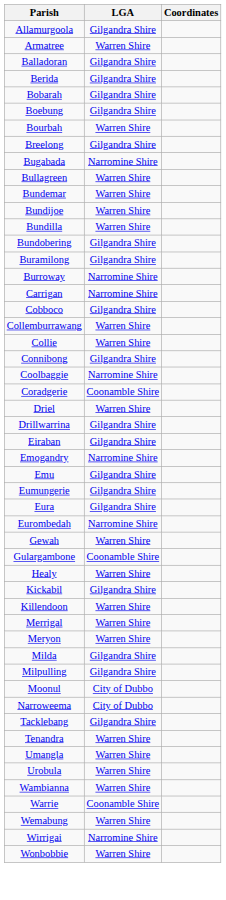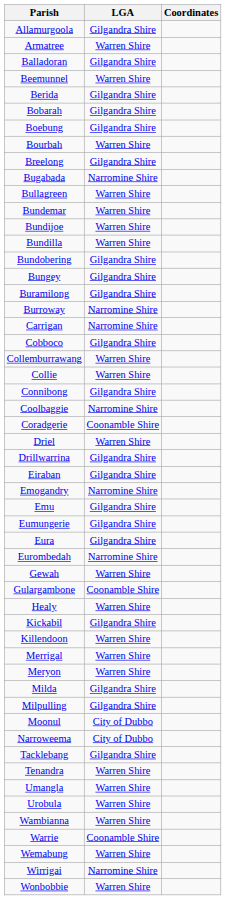+ row: (44, 78)
+ row: (44, 276)
